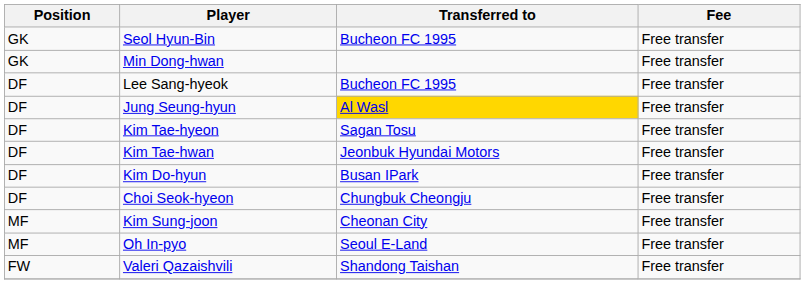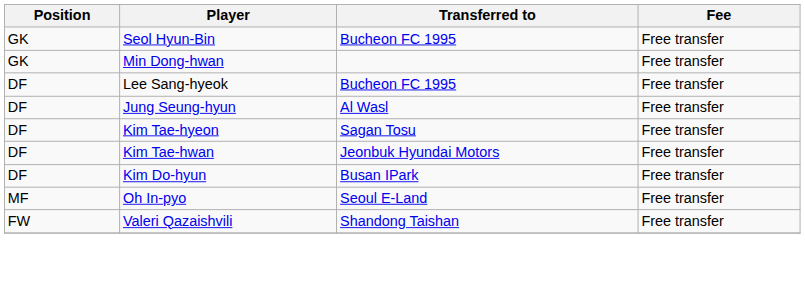(364, 107) gold background -> (364, 107) no background
- row: (178, 198)
- row: (170, 221)
